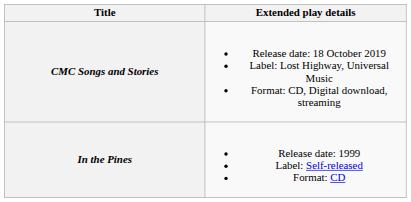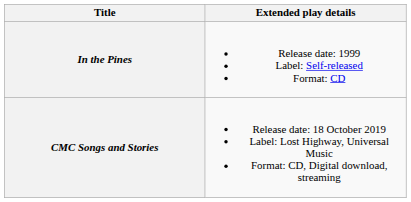rows swapped: (105, 159) <-> (105, 71)
